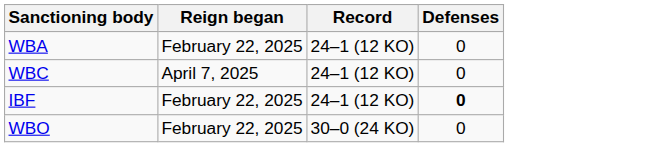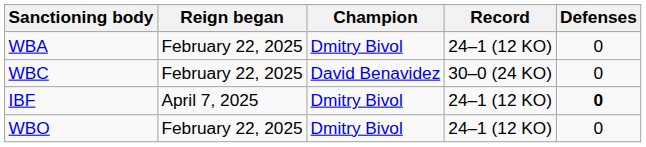+ column: (375, 18)
(210, 73) April 7, 2025 -> (232, 73) February 22, 2025
(362, 73) 24–1 (12 KO) -> (500, 73) 30–0 (24 KO)
(232, 100) February 22, 2025 -> (210, 100) April 7, 2025
(362, 127) 30–0 (24 KO) -> (500, 127) 24–1 (12 KO)
